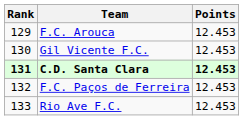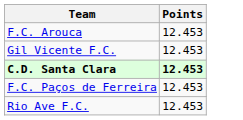- column: (21, 14)
